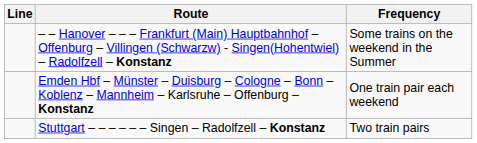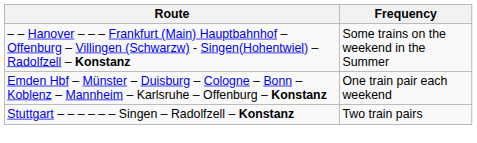- column: (20, 14)
